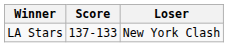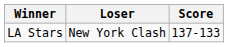columns swapped: (171, 14) <-> (93, 14)
